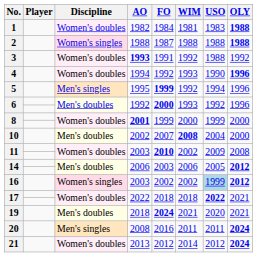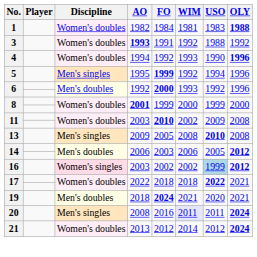- row: (14, 43)
- row: (14, 136)
+ row: (14, 136)
(188, 228) no background -> (188, 213) lavender background
